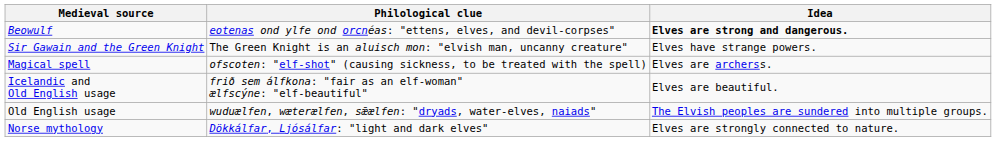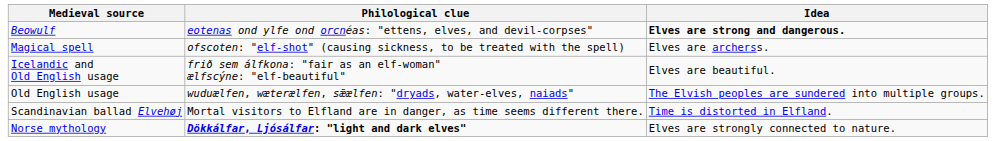- row: (106, 47)
+ row: (97, 111)
(349, 128) normal -> (327, 128) bold
